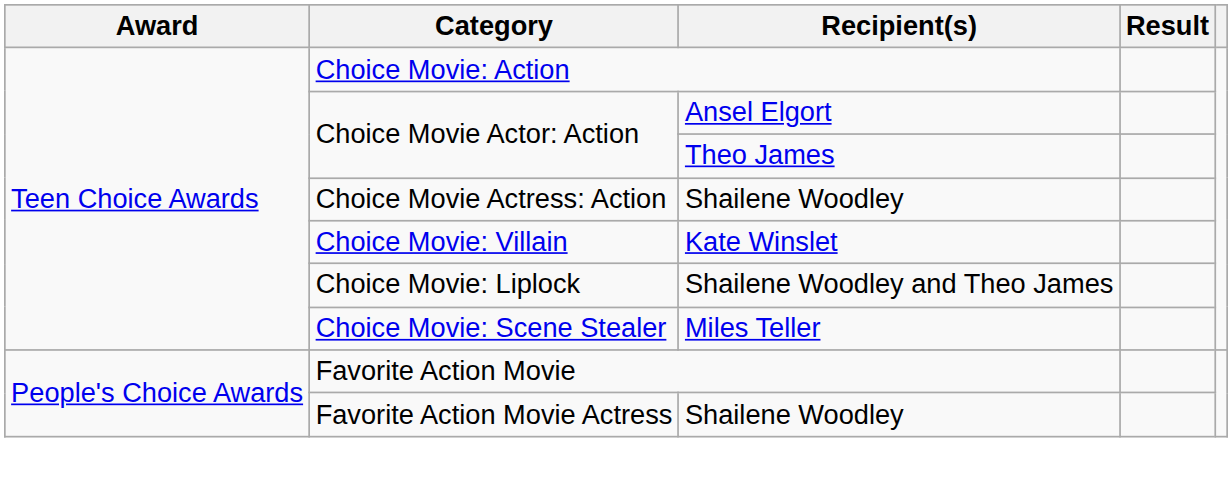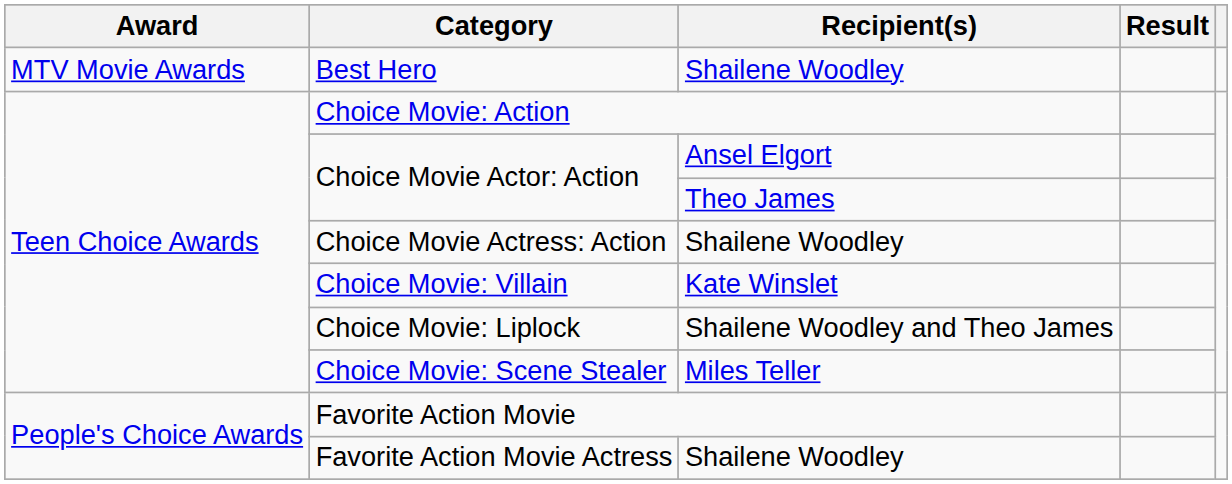+ row: (376, 69)
